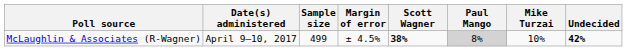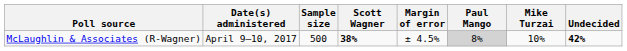columns swapped: (363, 18) <-> (418, 18)
(318, 39) 499 -> (318, 39) 500
